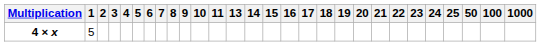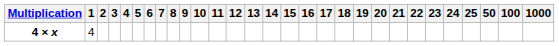+ column: (235, 13)
(91, 31) 5 -> (91, 31) 4
